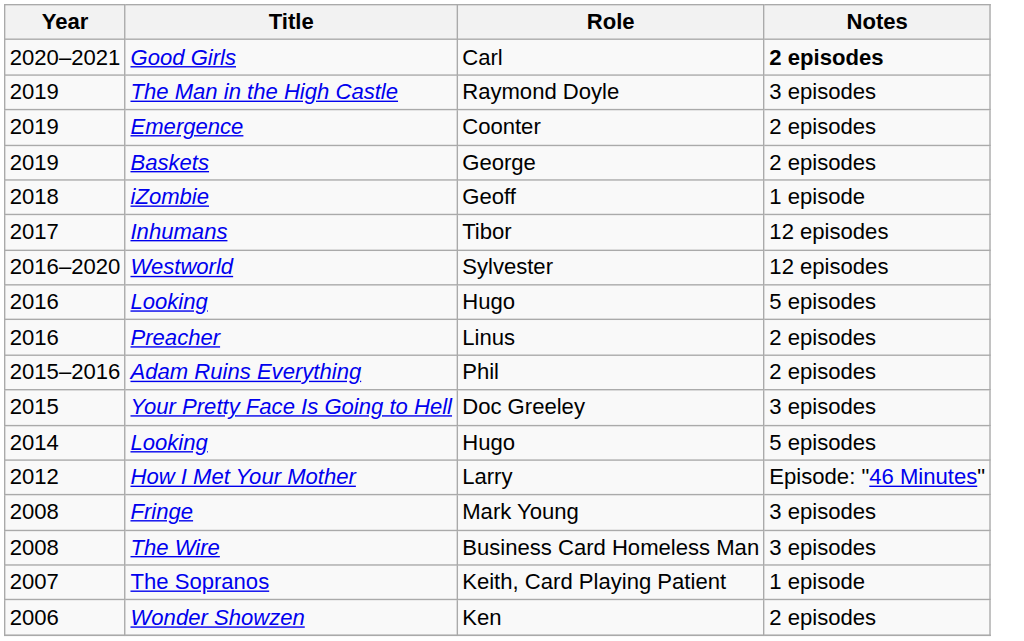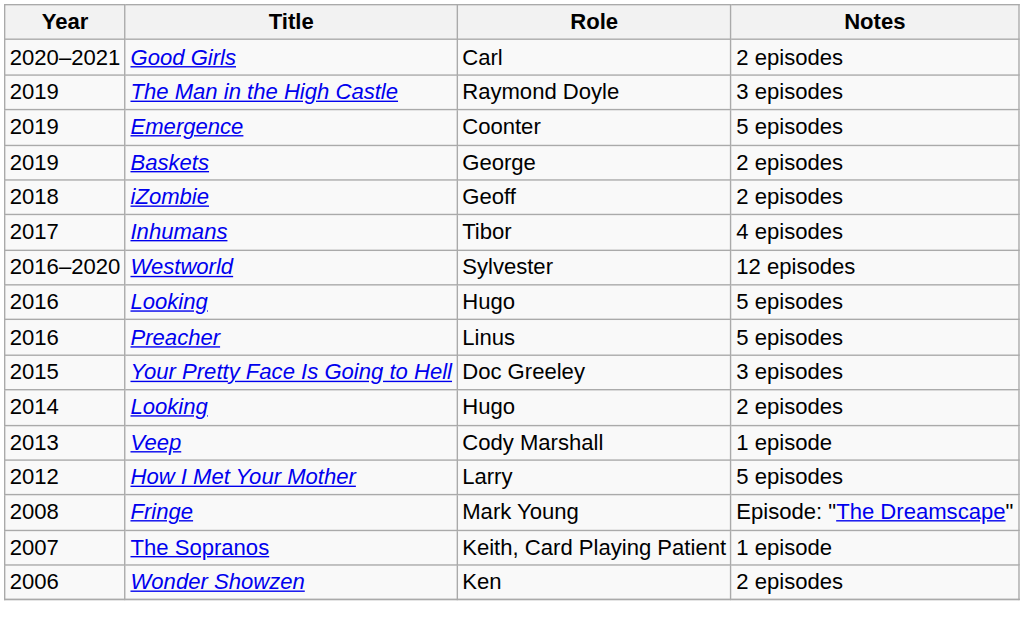(826, 57) bold -> (790, 57) normal
(823, 127) 2 episodes -> (790, 127) 5 episodes
(817, 197) 1 episode -> (790, 197) 2 episodes
(829, 232) 12 episodes -> (790, 232) 4 episodes
(823, 337) 2 episodes -> (790, 337) 5 episodes
- row: (65, 372)
(823, 442) 5 episodes -> (790, 407) 2 episodes
+ row: (34, 442)
(877, 477) Episode: "46 Minutes" -> (790, 477) 5 episodes
(823, 512) 3 episodes -> (875, 512) Episode: "The Dreamscape"
- row: (34, 547)
